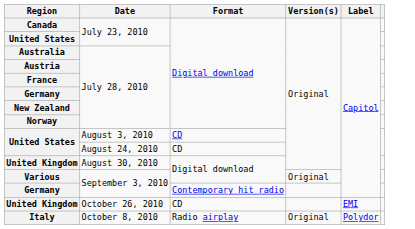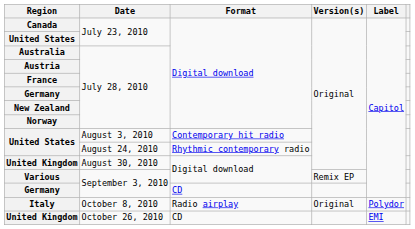(177, 135) CD -> (228, 135) Contemporary hit radio
(177, 149) CD -> (241, 149) Rhythmic contemporary radio
(308, 176) Original -> (334, 176) Remix EP
(228, 190) Contemporary hit radio -> (177, 190) CD
rows swapped: (42, 218) <-> (42, 204)
